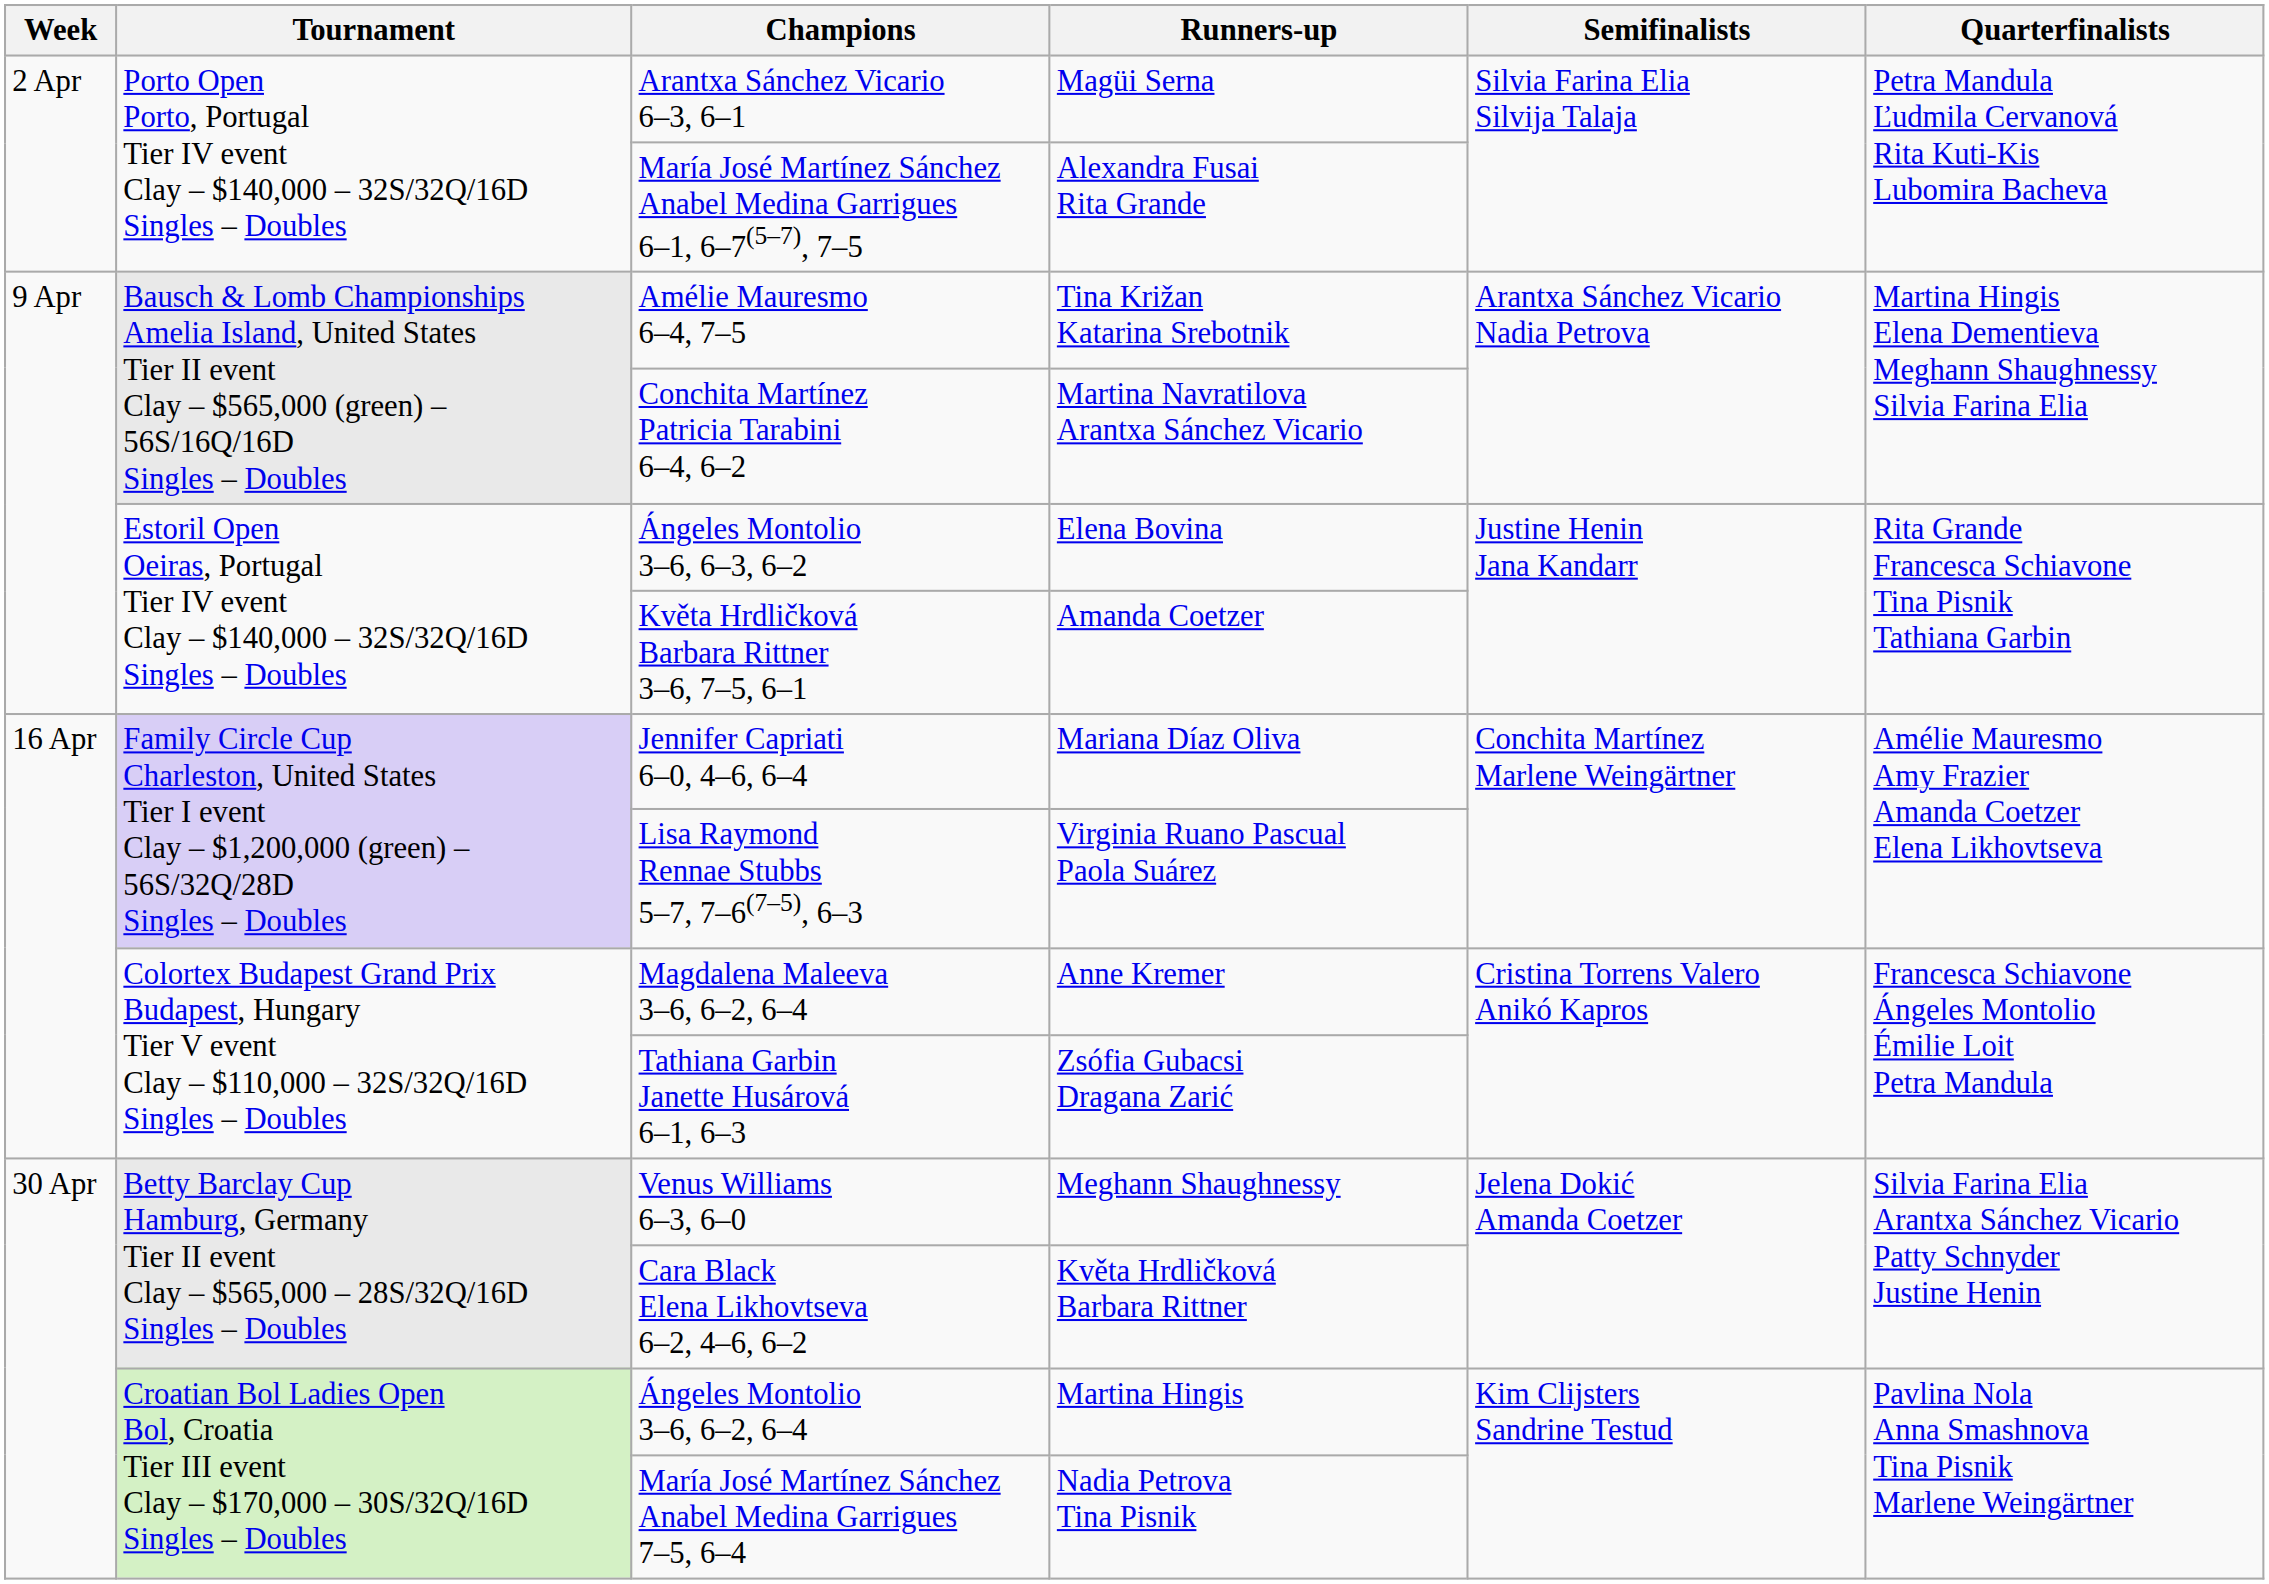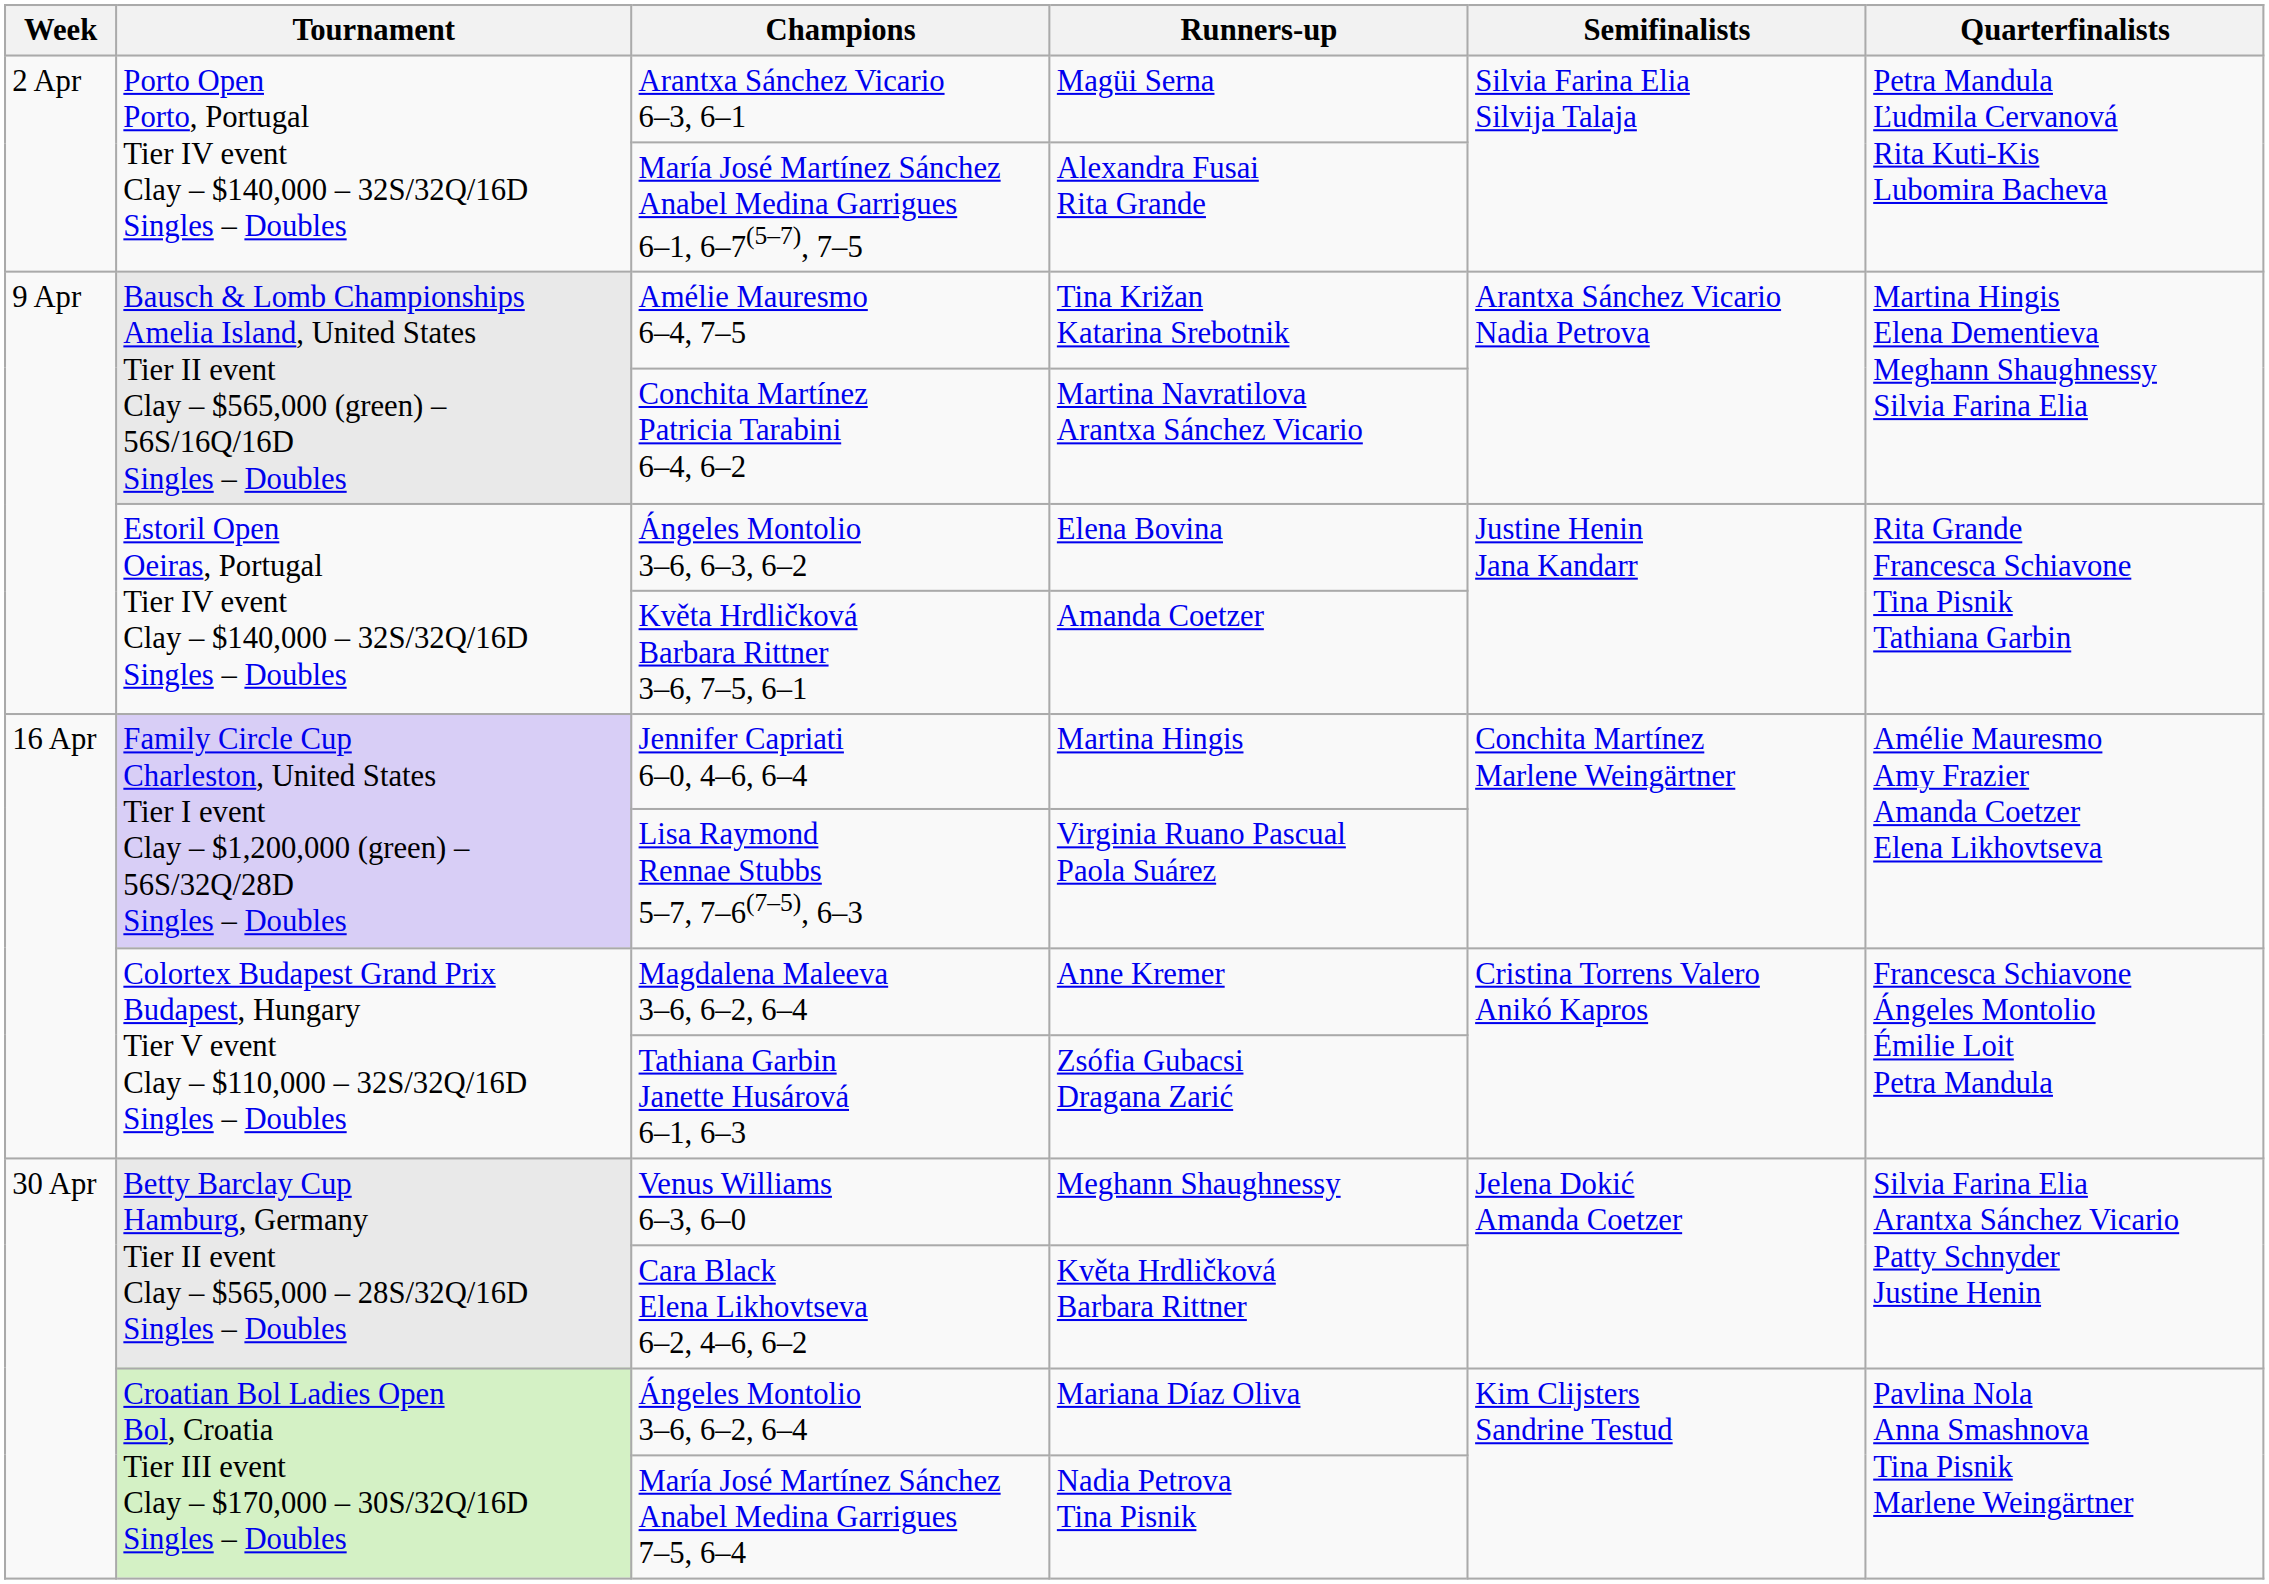(1179, 739) Mariana Díaz Oliva -> (1150, 739) Martina Hingis
(1150, 1392) Martina Hingis -> (1179, 1392) Mariana Díaz Oliva
